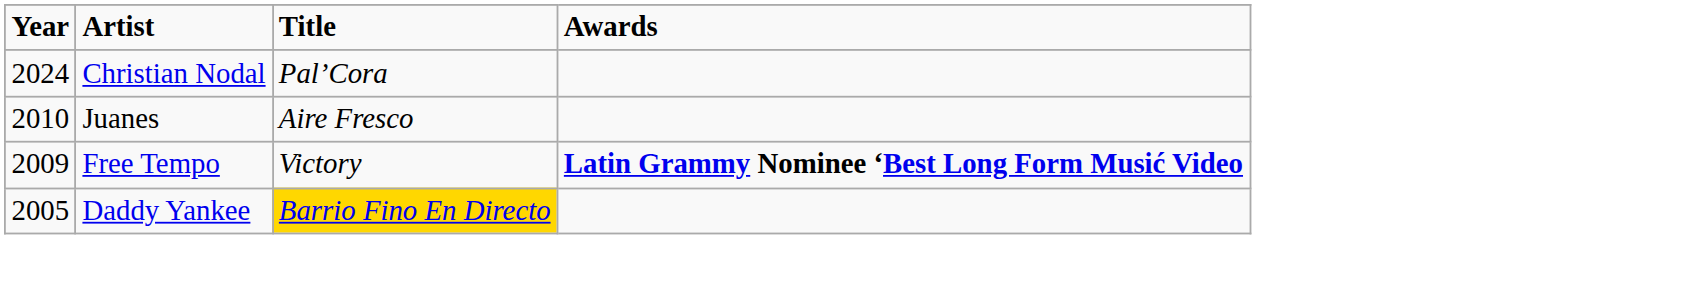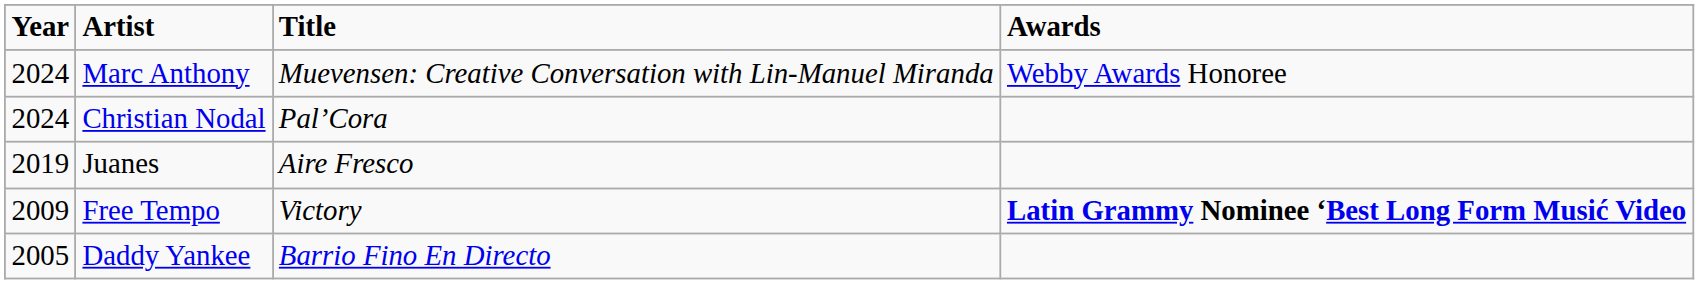+ row: (166, 73)
(40, 118) 2010 -> (40, 164) 2019
(415, 210) gold background -> (415, 255) no background
